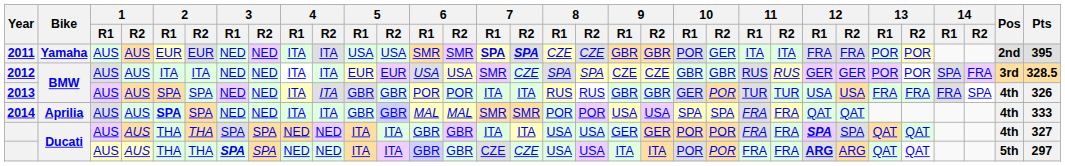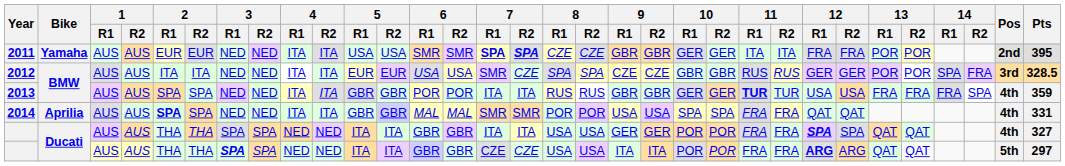(690, 54) POR -> (690, 54) GER
(722, 93) POR -> (722, 93) GER
(755, 93) normal -> (755, 93) bold
(1042, 93) 326 -> (1042, 93) 359
(1042, 112) 333 -> (1042, 112) 331
